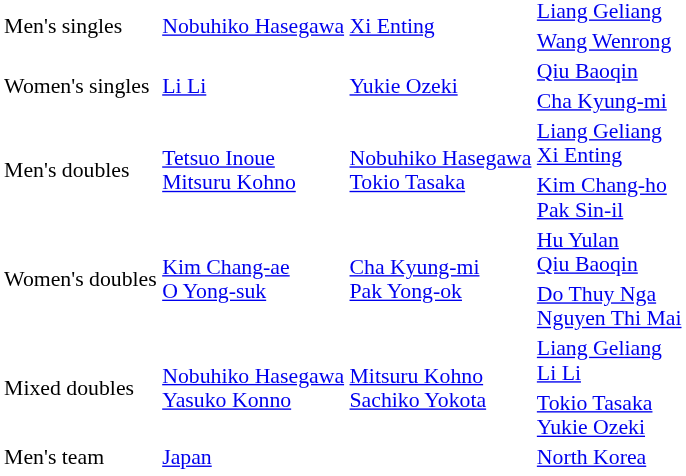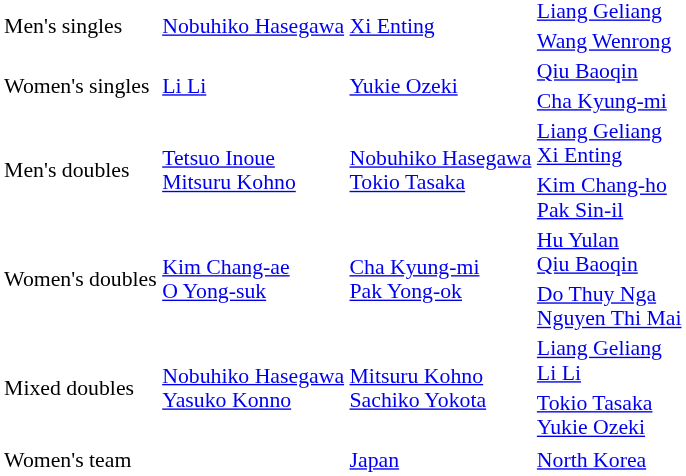- row: (54, 457)
+ row: (68, 459)
